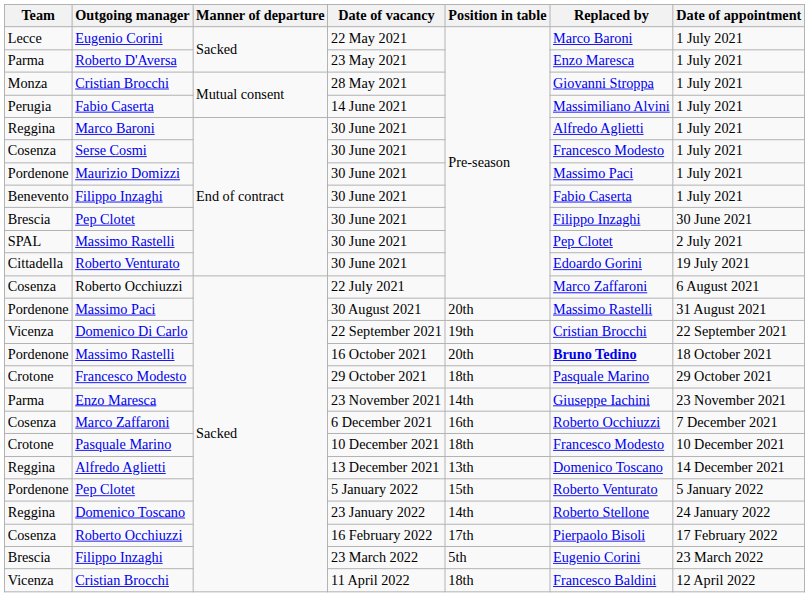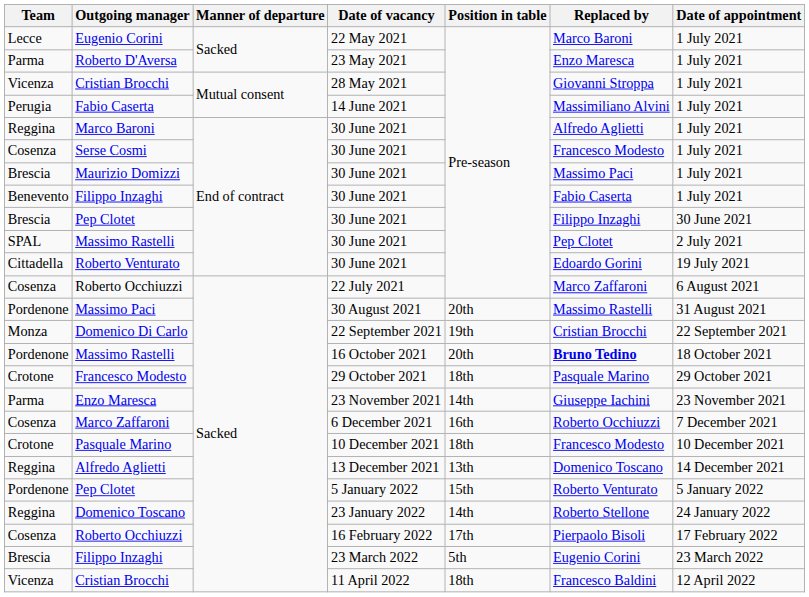(28, 83) Monza -> (31, 83) Vicenza
(38, 173) Pordenone -> (29, 173) Brescia
(31, 331) Vicenza -> (28, 331) Monza
